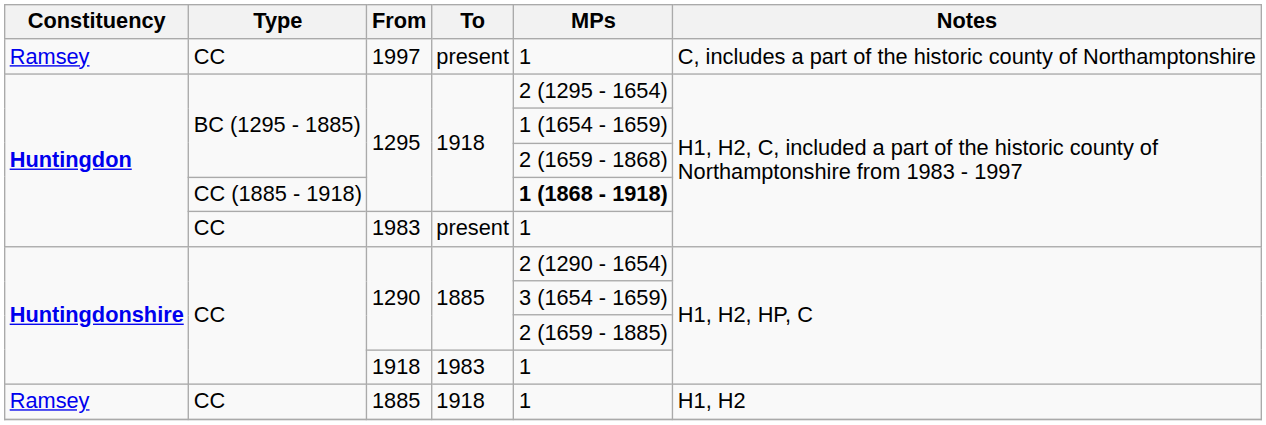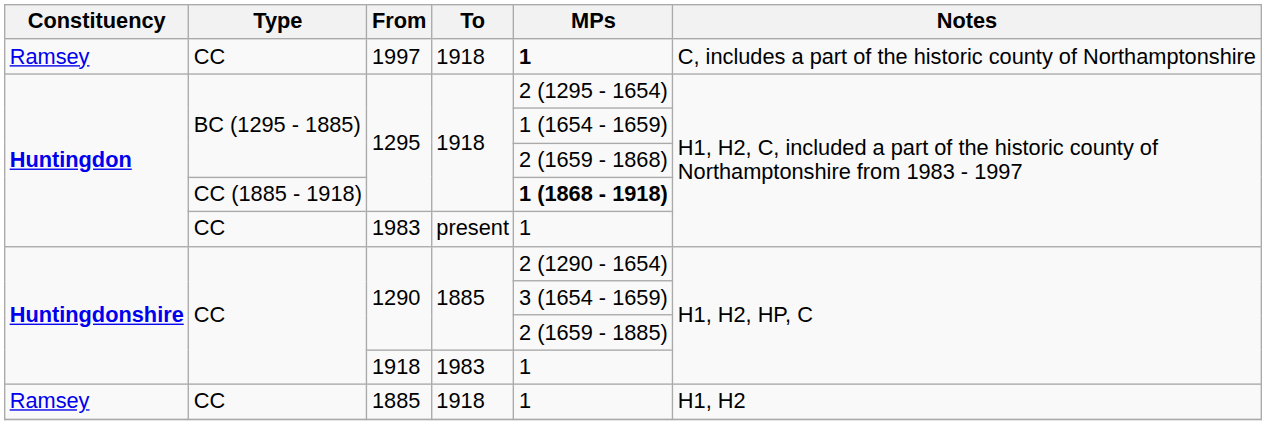(473, 56) present -> (461, 56) 1918
(525, 56) normal -> (525, 56) bold
